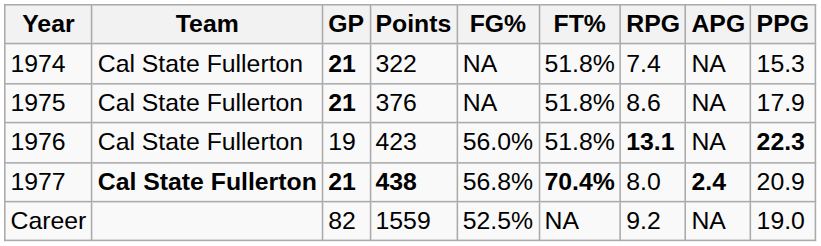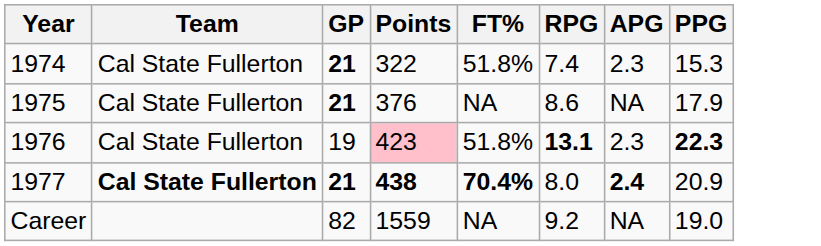- column: (498, 24)
(709, 63) NA -> (627, 63) 2.3
(580, 102) 51.8% -> (480, 102) NA
(396, 142) no background -> (396, 142) pink background
(709, 142) NA -> (627, 142) 2.3
